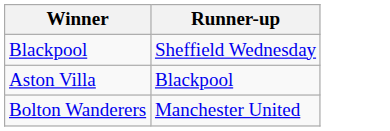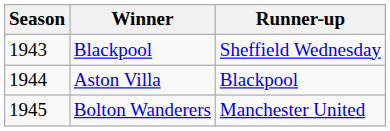+ column: (37, 19)
